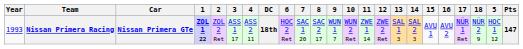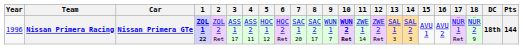columns swapped: (494, 10) <-> (269, 10)
(14, 30) 1993 -> (14, 30) 1996
(351, 30) normal -> (346, 30) bold
(510, 30) 147 -> (510, 30) 144
